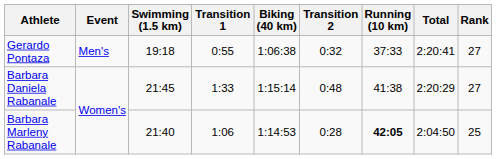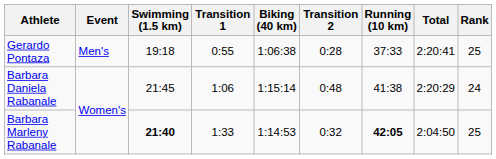(331, 51) 0:32 -> (331, 51) 0:28
(474, 51) 27 -> (474, 51) 25
(223, 89) 1:33 -> (223, 89) 1:06
(474, 89) 27 -> (474, 89) 24
(160, 132) normal -> (160, 132) bold
(223, 132) 1:06 -> (223, 132) 1:33
(331, 132) 0:28 -> (331, 132) 0:32
